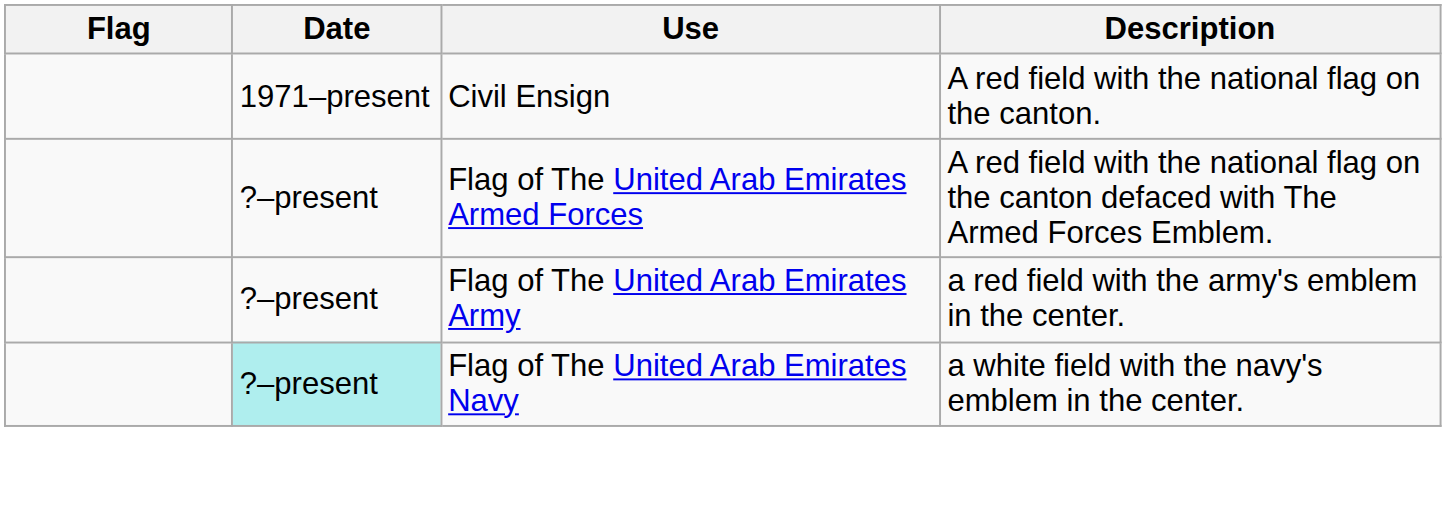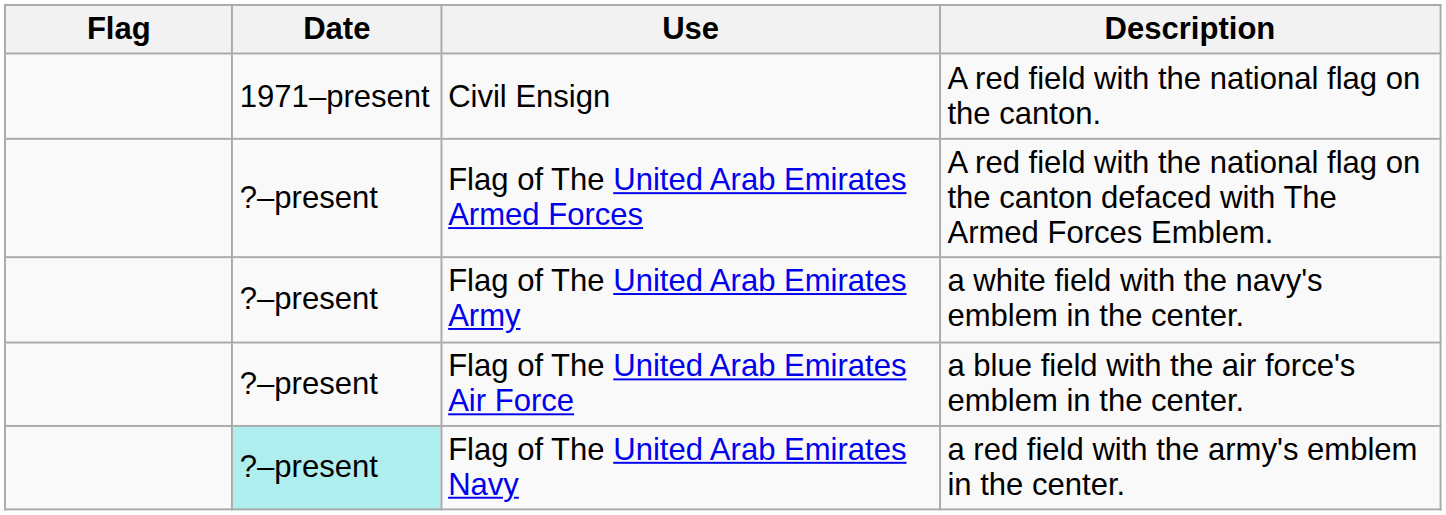(1182, 299) a red field with the army's emblem in the center. -> (1135, 299) a white field with the navy's emblem in the center.
+ row: (677, 383)
(1135, 383) a white field with the navy's emblem in the center. -> (1182, 467) a red field with the army's emblem in the center.
